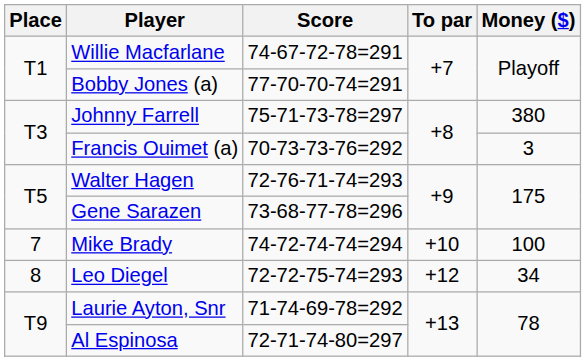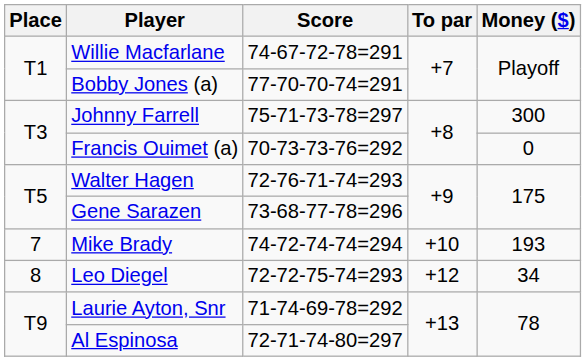(528, 116) 380 -> (528, 116) 300
(528, 148) 3 -> (528, 148) 0
(528, 244) 100 -> (528, 244) 193
